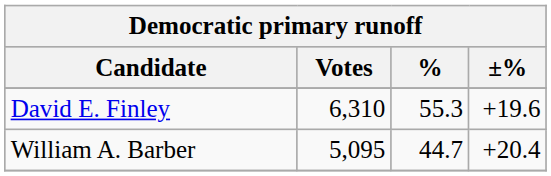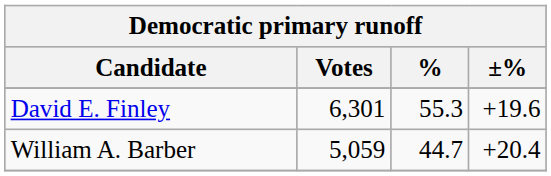(357, 108) 6,310 -> (357, 108) 6,301
(357, 150) 5,095 -> (357, 150) 5,059
